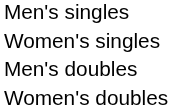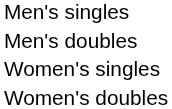rows swapped: (71, 69) <-> (82, 41)
